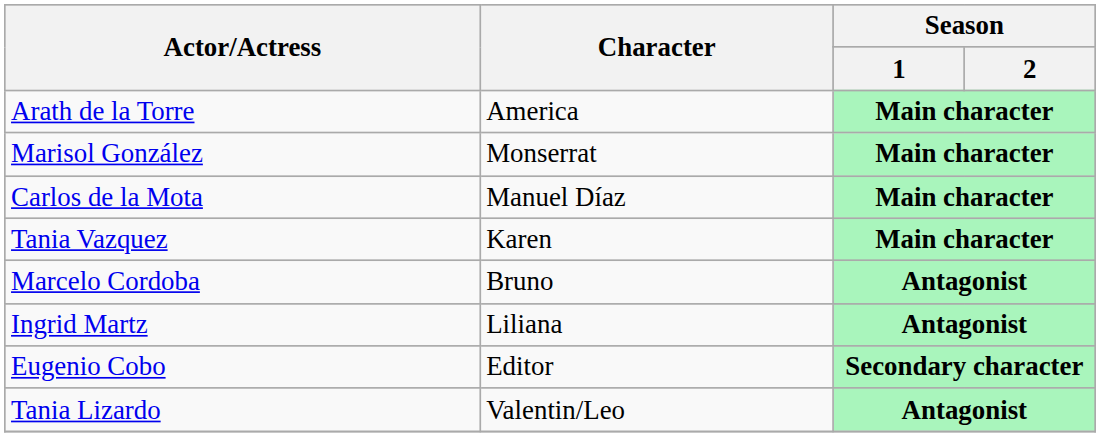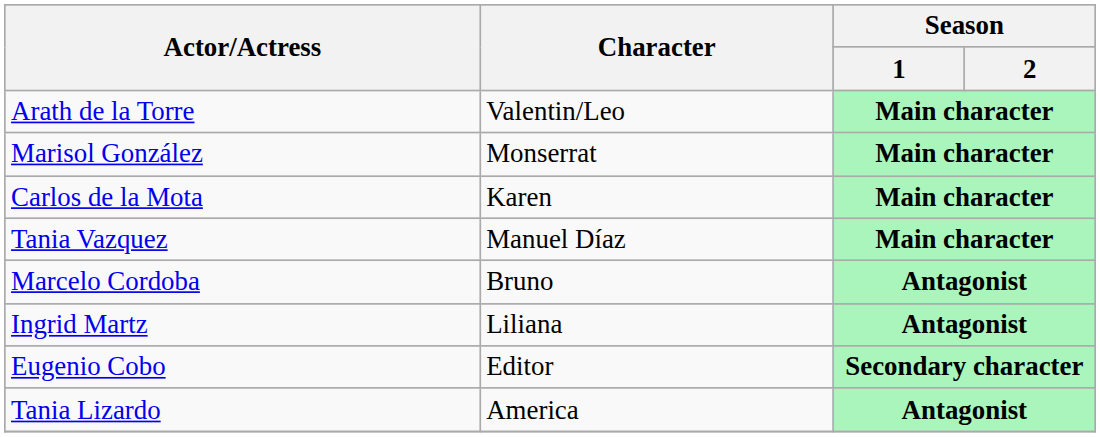(532, 111) America -> (556, 111) Valentin/Leo
(556, 196) Manuel Díaz -> (519, 196) Karen
(519, 238) Karen -> (556, 238) Manuel Díaz
(556, 409) Valentin/Leo -> (532, 409) America
